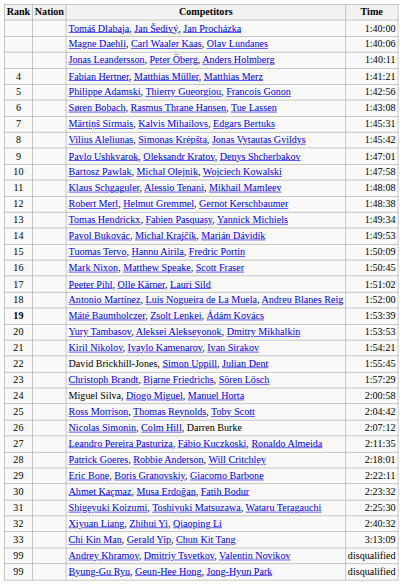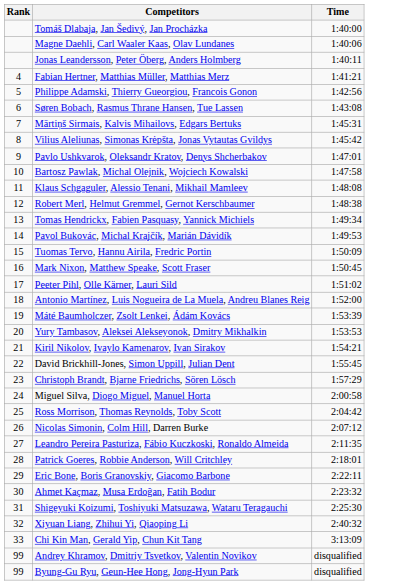- column: (49, 12)
(18, 316) bold -> (18, 316) normal
